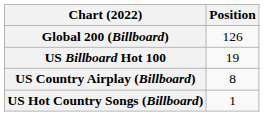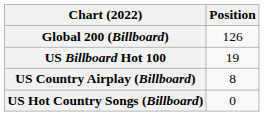(233, 100) 1 -> (233, 100) 0
